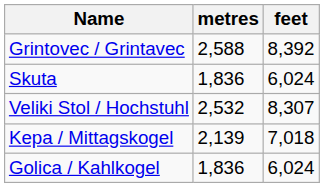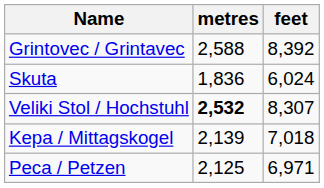(221, 108) normal -> (221, 108) bold
- row: (84, 167)
+ row: (67, 167)
